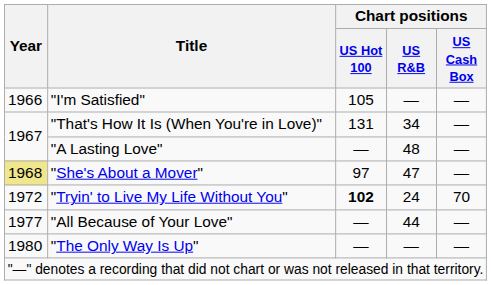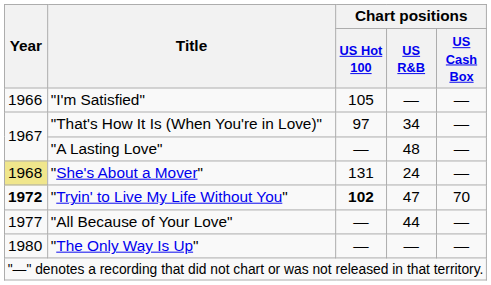(361, 124) 131 -> (361, 124) 97
(361, 173) 97 -> (361, 173) 131
(411, 173) 47 -> (411, 173) 24
(25, 197) normal -> (25, 197) bold
(411, 197) 24 -> (411, 197) 47
